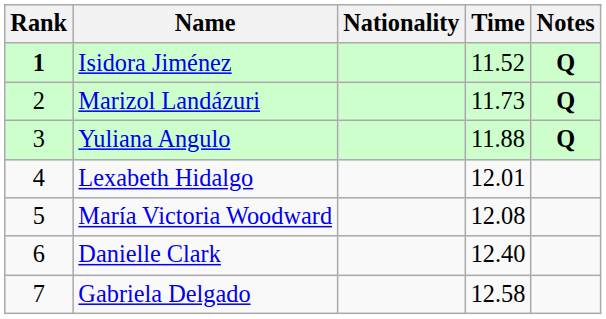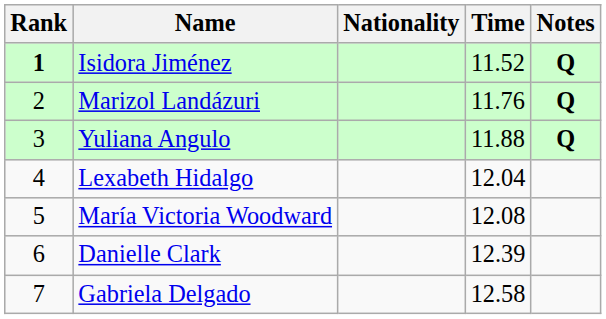(498, 100) 11.73 -> (498, 100) 11.76
(498, 178) 12.01 -> (498, 178) 12.04
(498, 255) 12.40 -> (498, 255) 12.39
